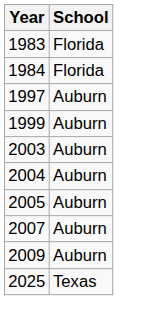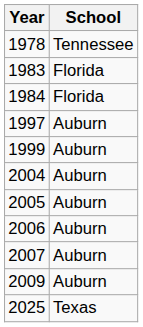+ row: (27, 44)
- row: (27, 149)
+ row: (27, 228)
